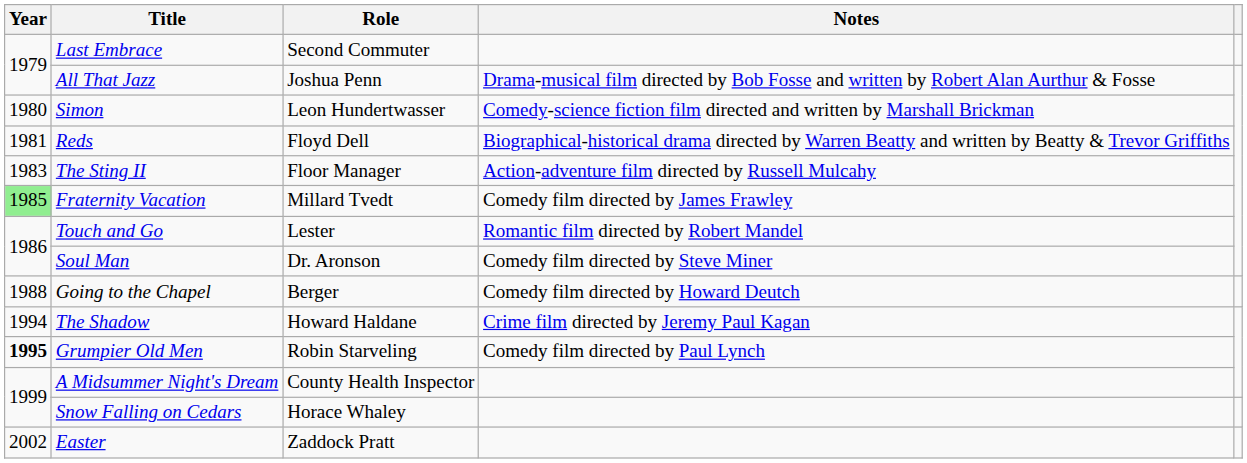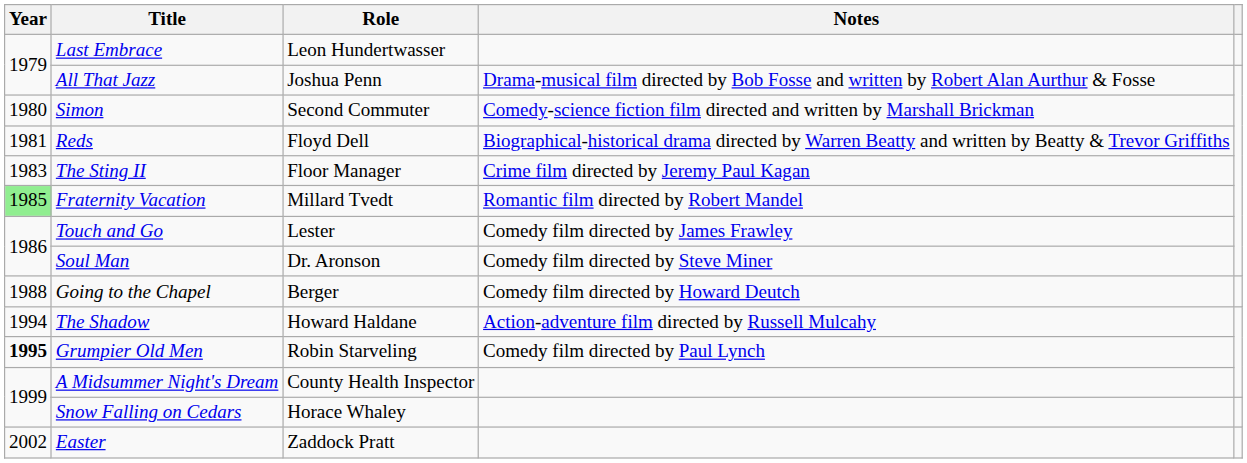(358, 49) Second Commuter -> (366, 49) Leon Hundertwasser
(366, 110) Leon Hundertwasser -> (358, 110) Second Commuter
(680, 170) Action-adventure film directed by Russell Mulcahy -> (646, 170) Crime film directed by Jeremy Paul Kagan
(638, 200) Comedy film directed by James Frawley -> (643, 200) Romantic film directed by Robert Mandel
(643, 230) Romantic film directed by Robert Mandel -> (638, 230) Comedy film directed by James Frawley
(646, 321) Crime film directed by Jeremy Paul Kagan -> (680, 321) Action-adventure film directed by Russell Mulcahy
